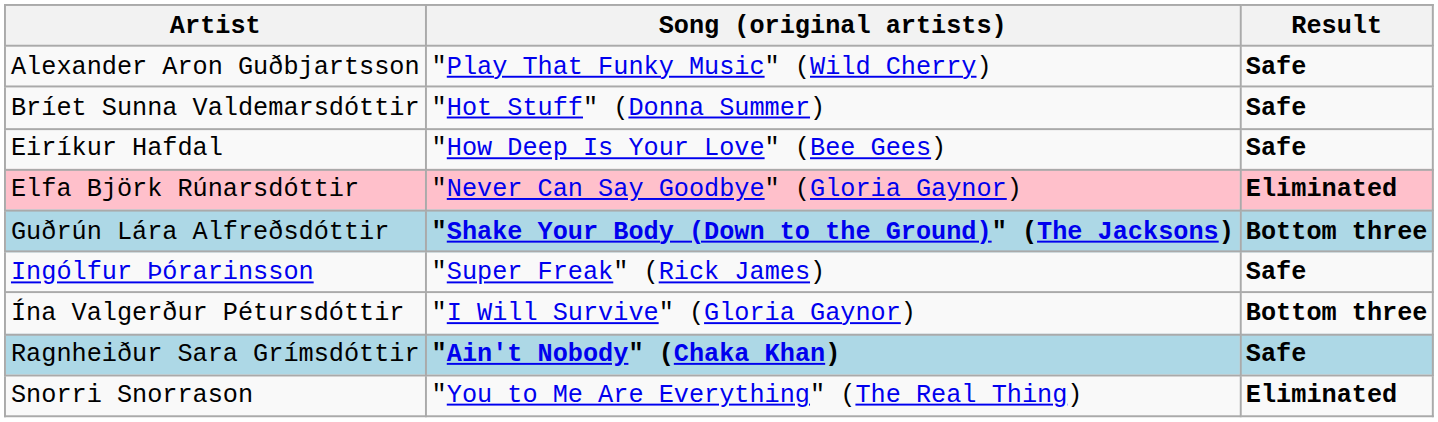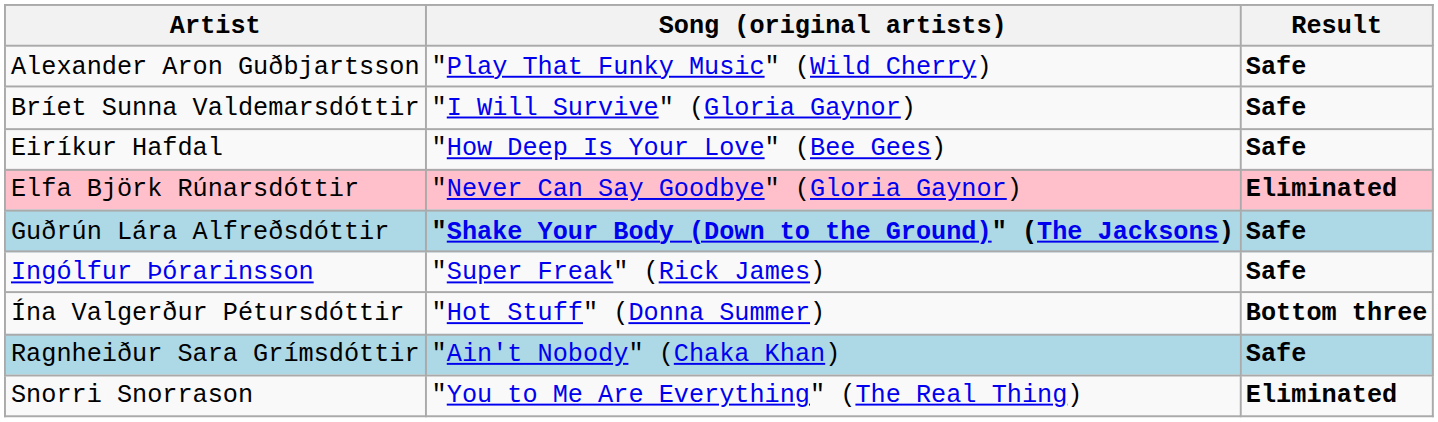(628, 108) "Hot Stuff" (Donna Summer) -> (674, 108) "I Will Survive" (Gloria Gaynor)
(1337, 231) Bottom three -> (1276, 231) Safe
(674, 313) "I Will Survive" (Gloria Gaynor) -> (628, 313) "Hot Stuff" (Donna Summer)
(636, 354) bold -> (636, 354) normal
